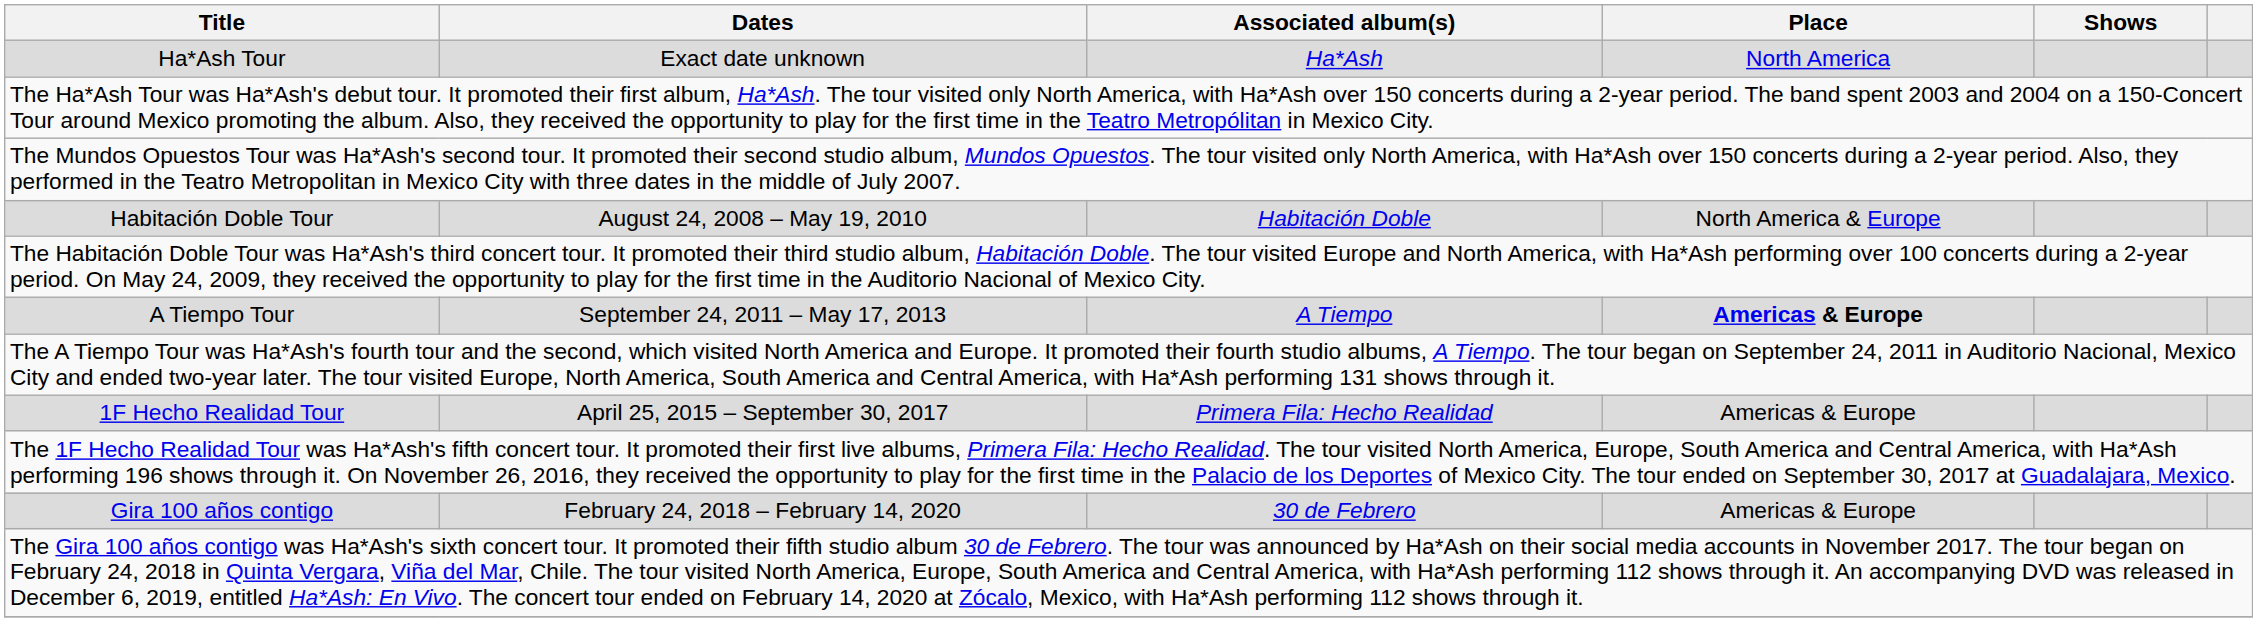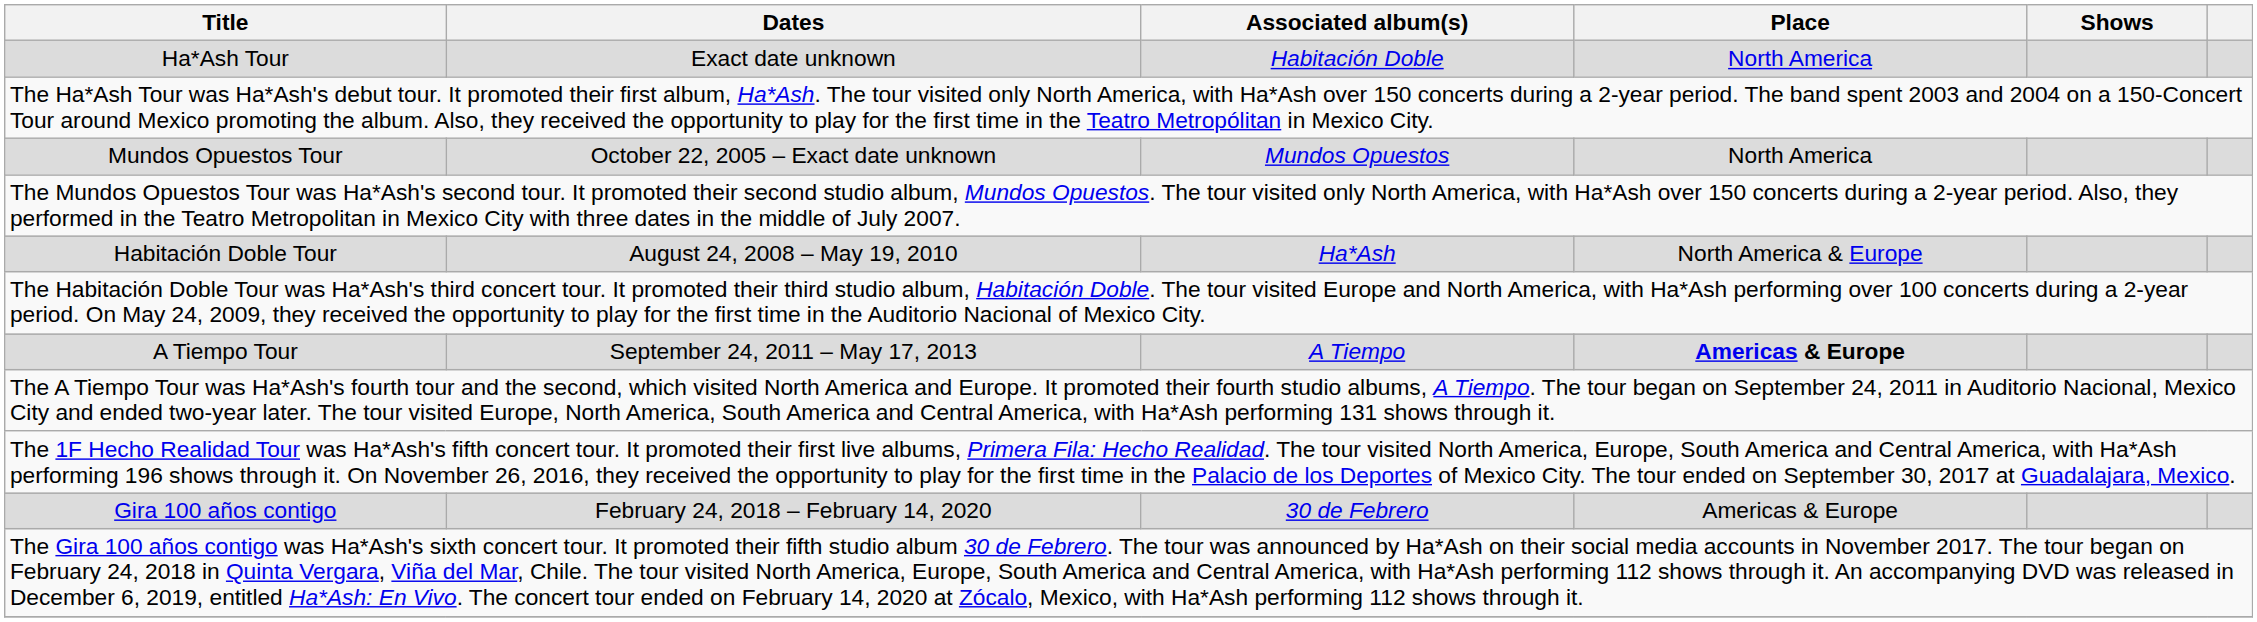(1344, 58) Ha*Ash -> (1357, 58) Habitación Doble
+ row: (225, 156)
(1344, 217) Habitación Doble -> (1357, 253) Ha*Ash
- row: (222, 413)
